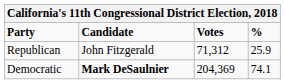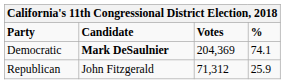rows swapped: (34, 69) <-> (34, 50)
